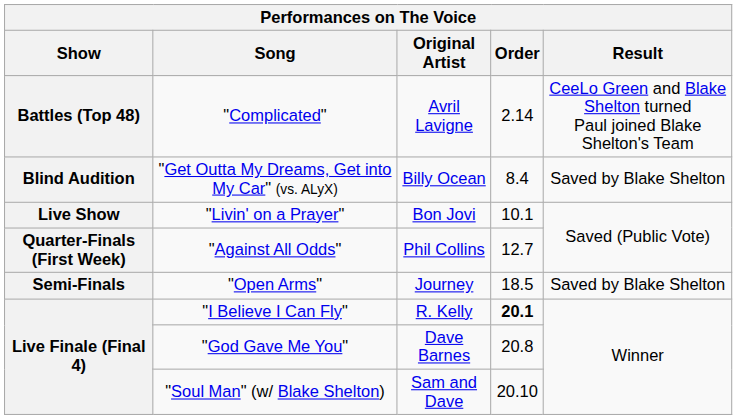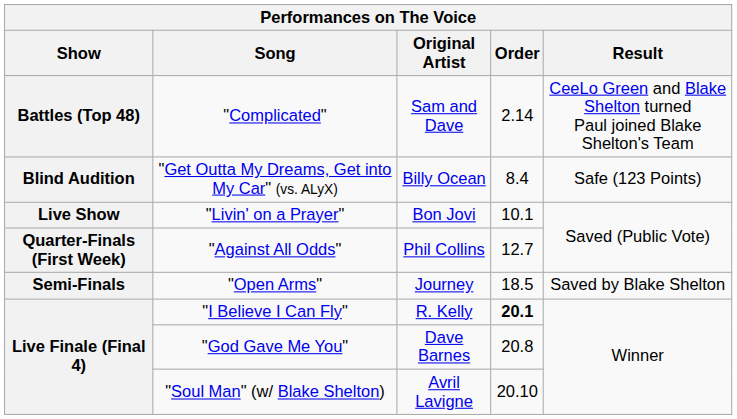(444, 116) Avril Lavigne -> (444, 116) Sam and Dave
(638, 179) Saved by Blake Shelton -> (638, 179) Safe (123 Points)
(444, 391) Sam and Dave -> (444, 391) Avril Lavigne
